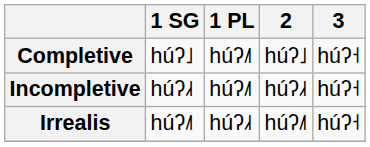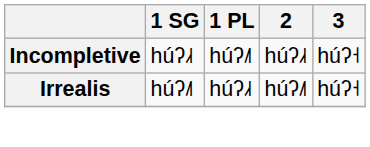- row: (75, 55)
